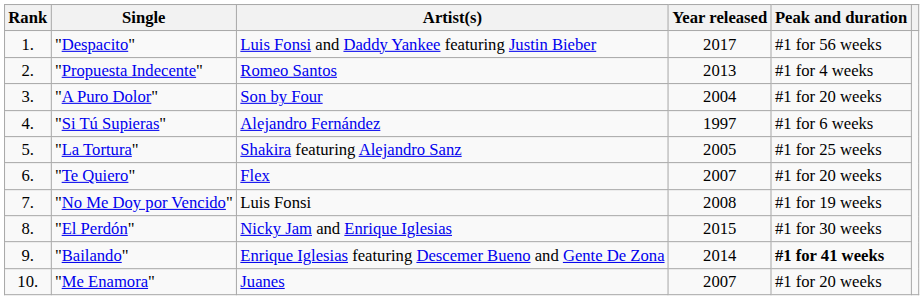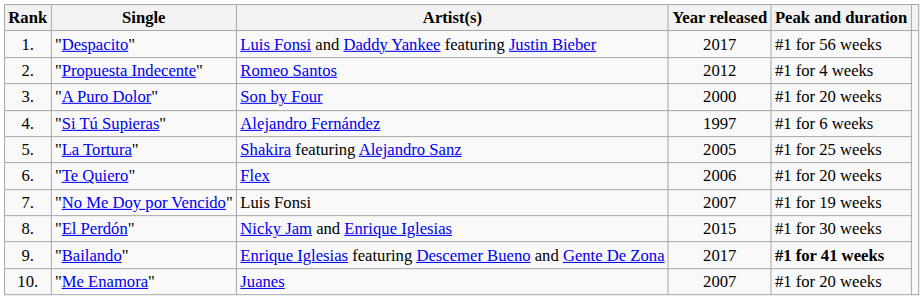(720, 70) 2013 -> (720, 70) 2012
(720, 96) 2004 -> (720, 96) 2000
(720, 176) 2007 -> (720, 176) 2006
(720, 202) 2008 -> (720, 202) 2007
(720, 255) 2014 -> (720, 255) 2017
